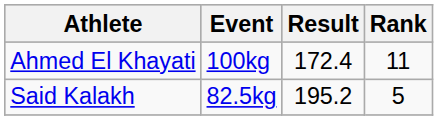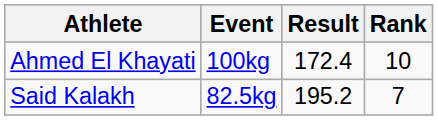(398, 60) 11 -> (398, 60) 10
(398, 97) 5 -> (398, 97) 7
